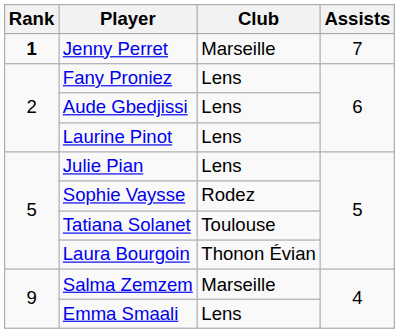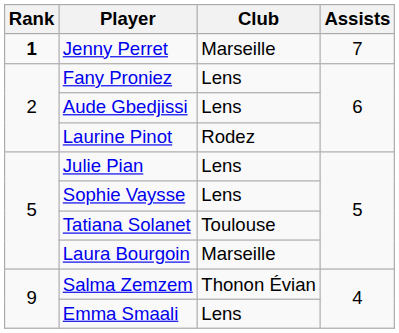(221, 136) Lens -> (228, 136) Rodez
(228, 195) Rodez -> (221, 195) Lens
(259, 254) Thonon Évian -> (238, 254) Marseille
(238, 284) Marseille -> (259, 284) Thonon Évian
